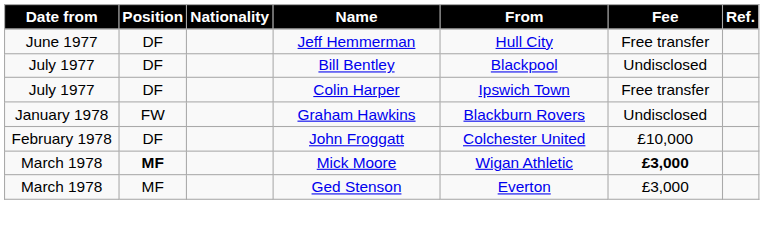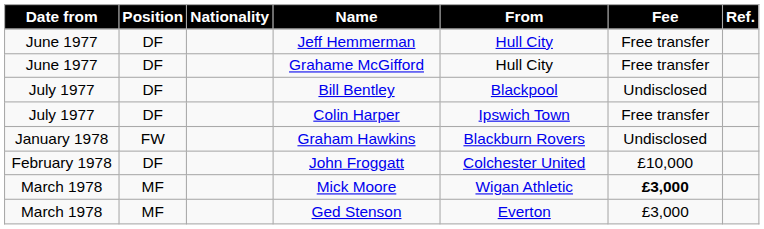+ row: (357, 66)
(153, 163) bold -> (153, 187) normal
